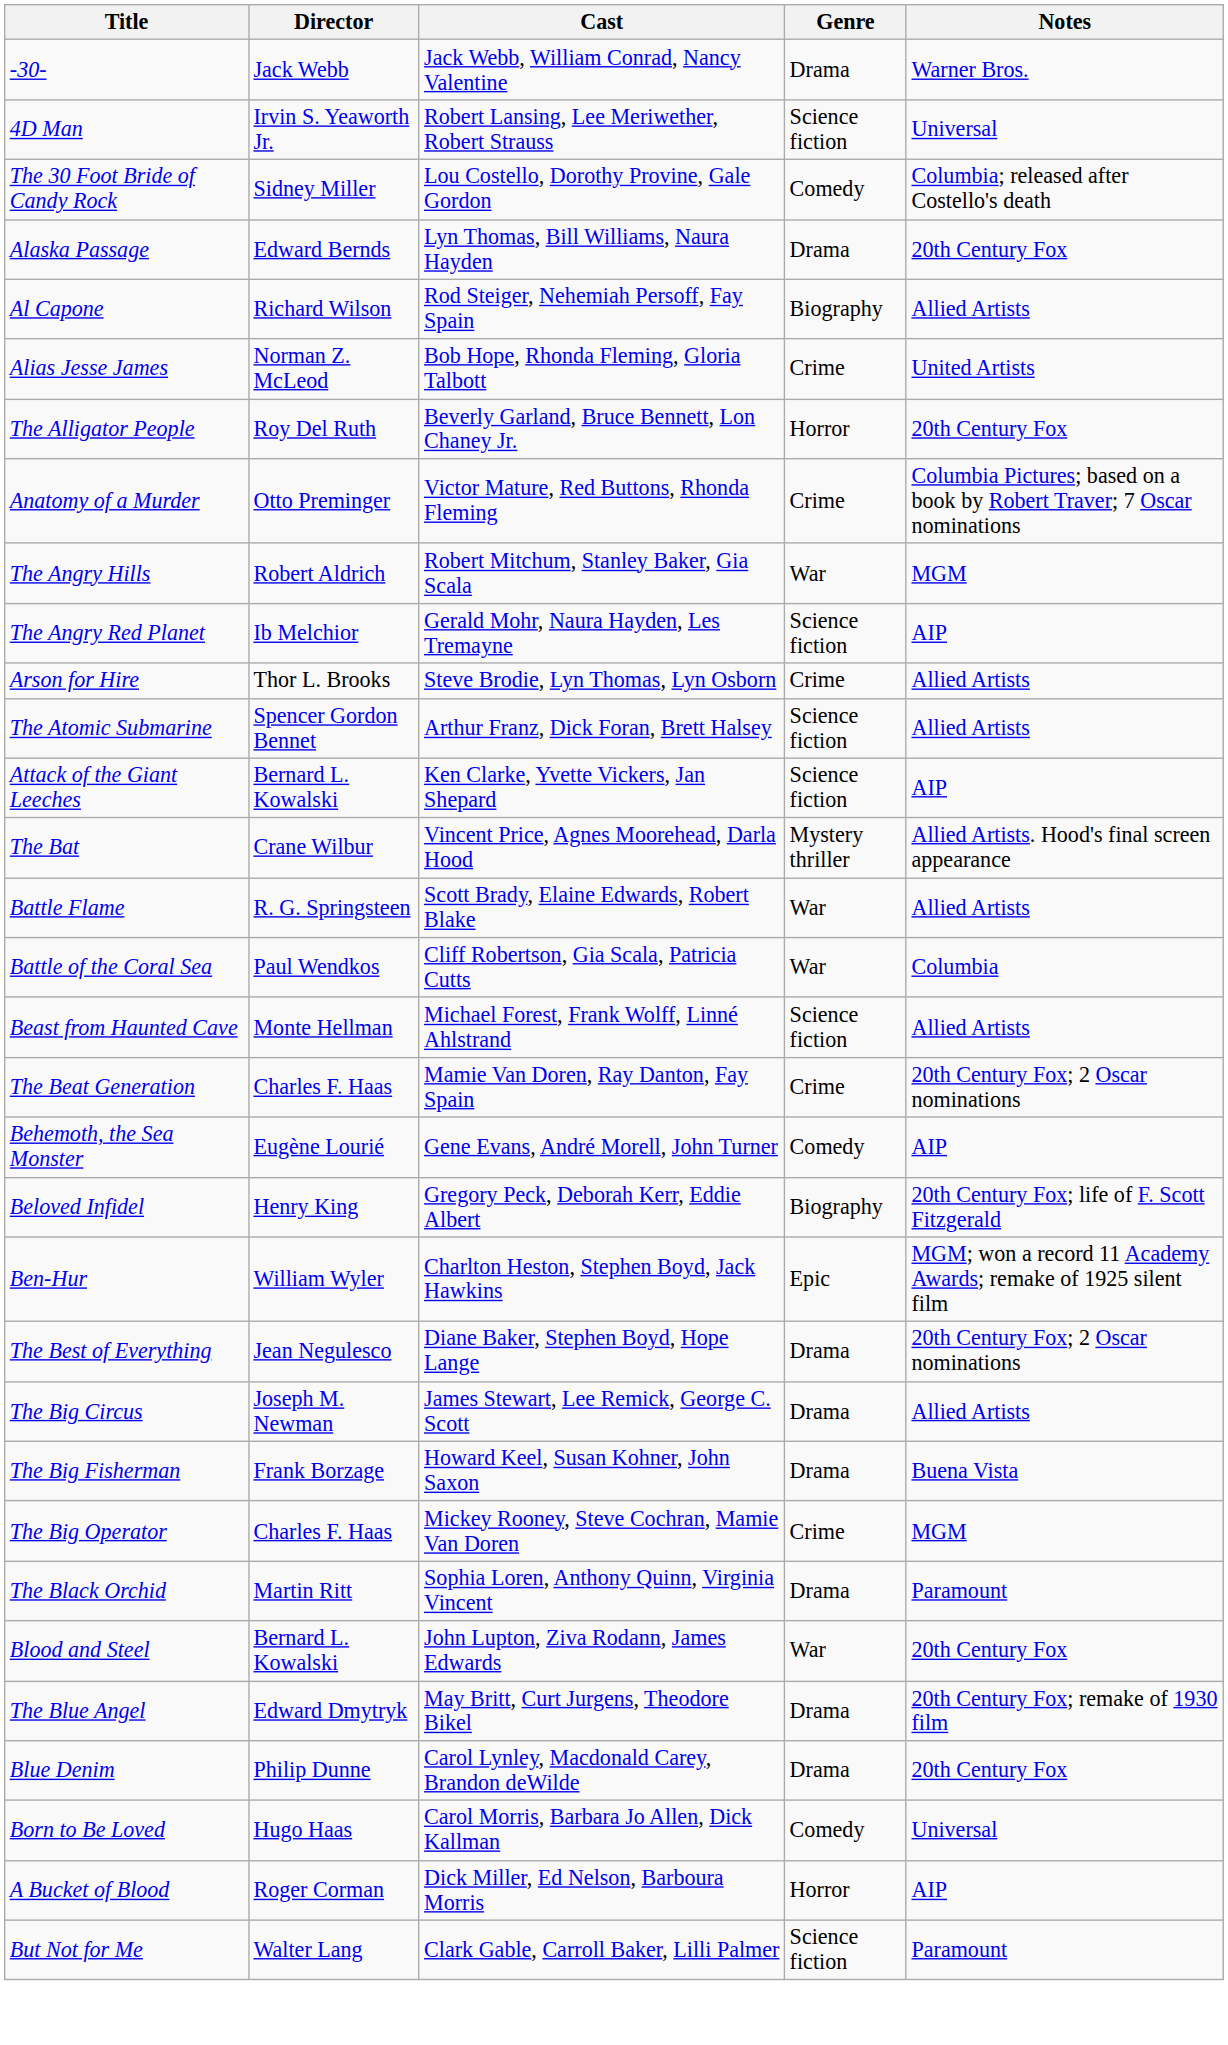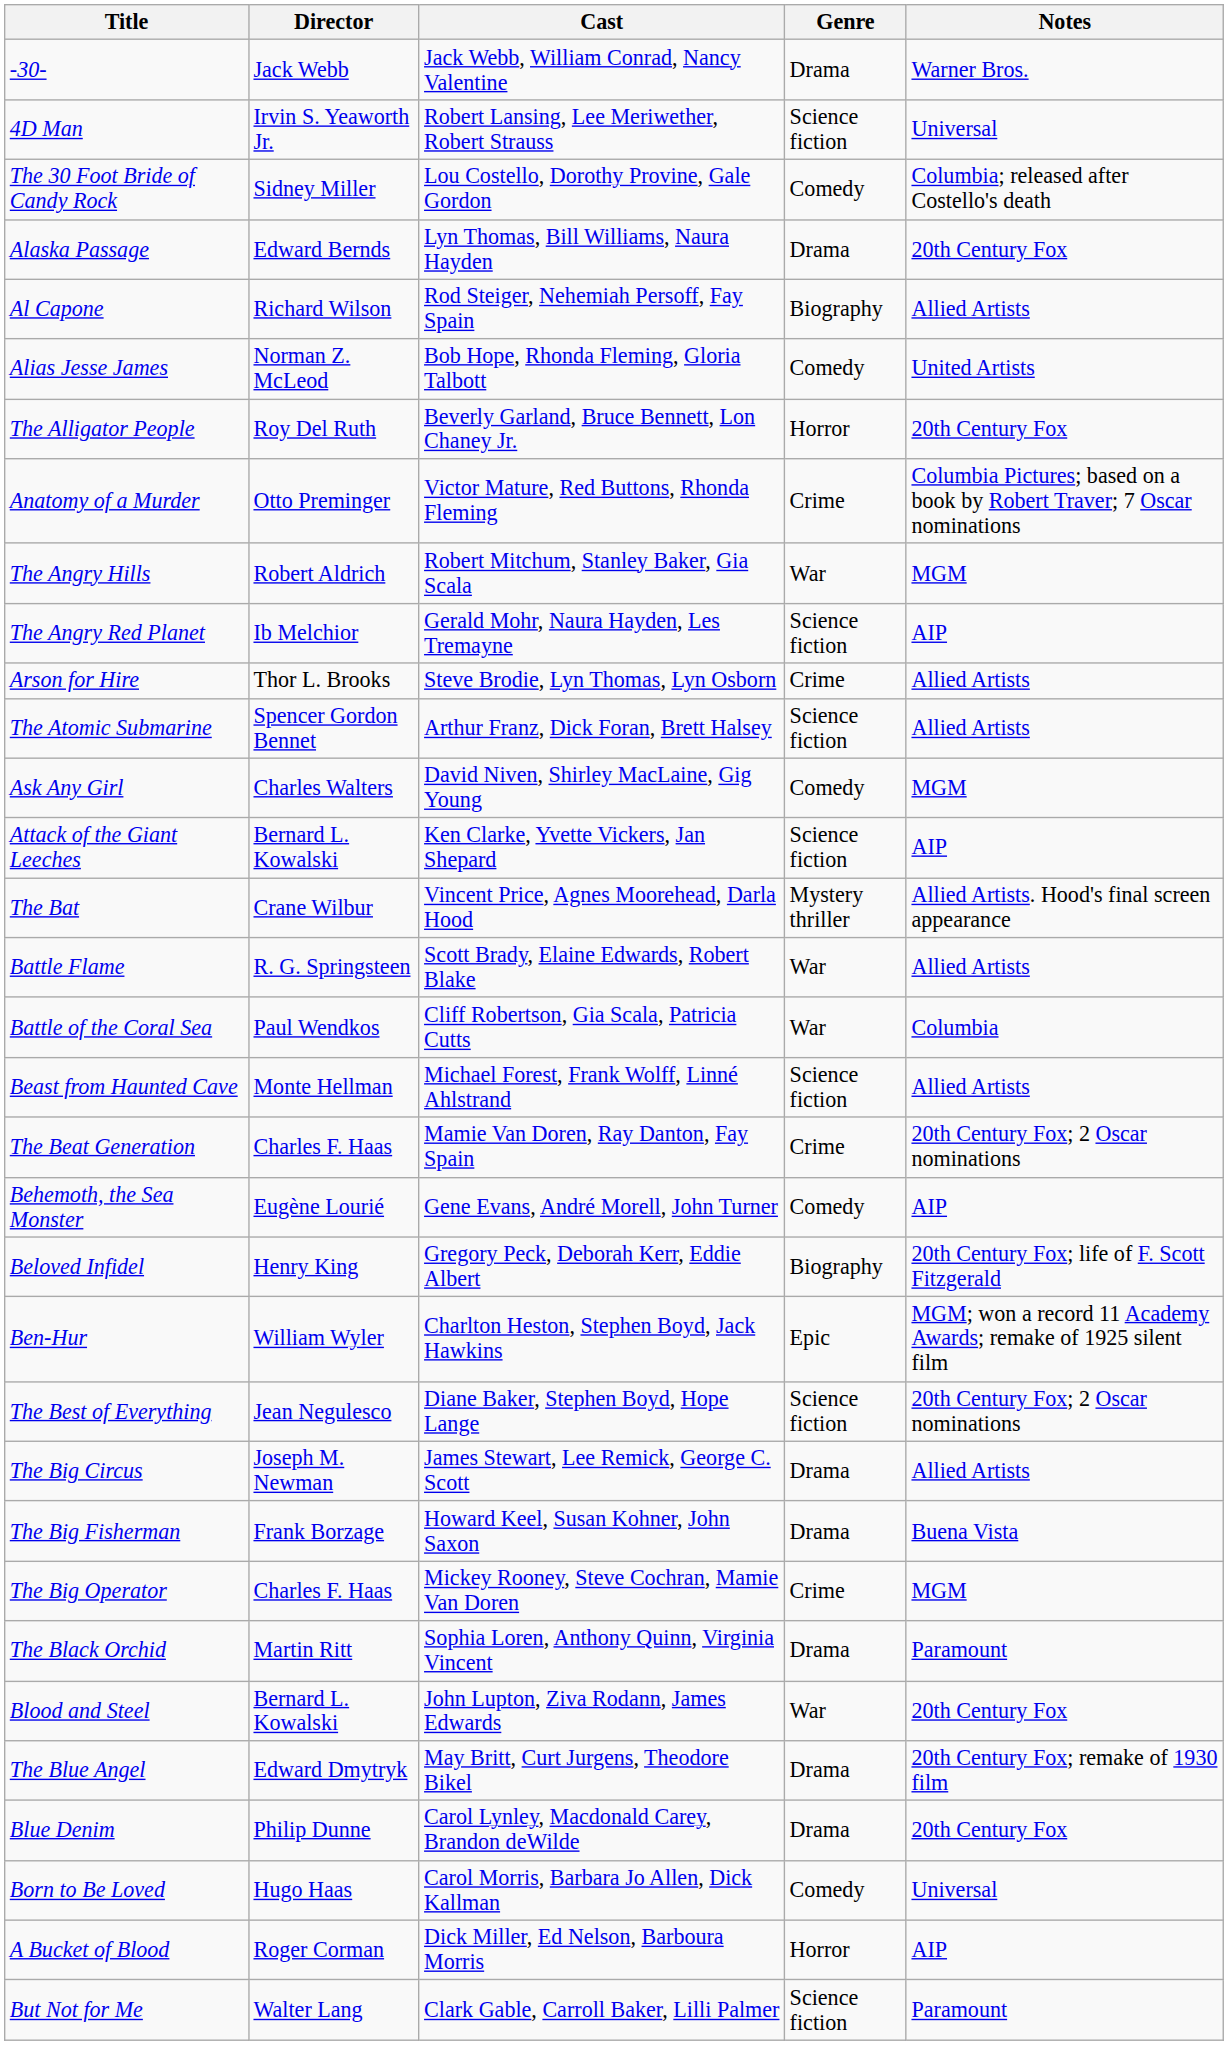(817, 368) Crime -> (827, 368) Comedy
+ row: (67, 787)
(820, 1351) Drama -> (824, 1411) Science fiction
